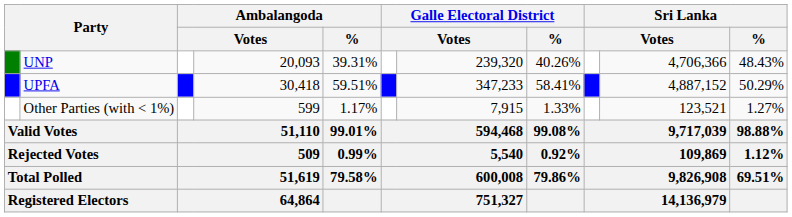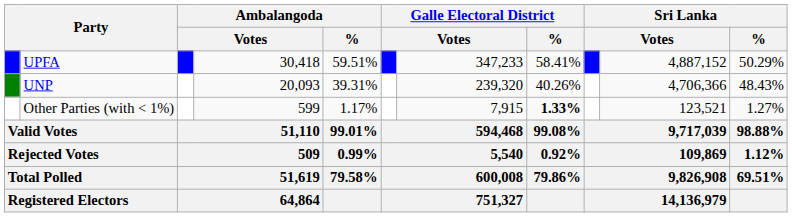rows swapped: (42, 85) <-> (38, 62)
(562, 108) normal -> (561, 108) bold
